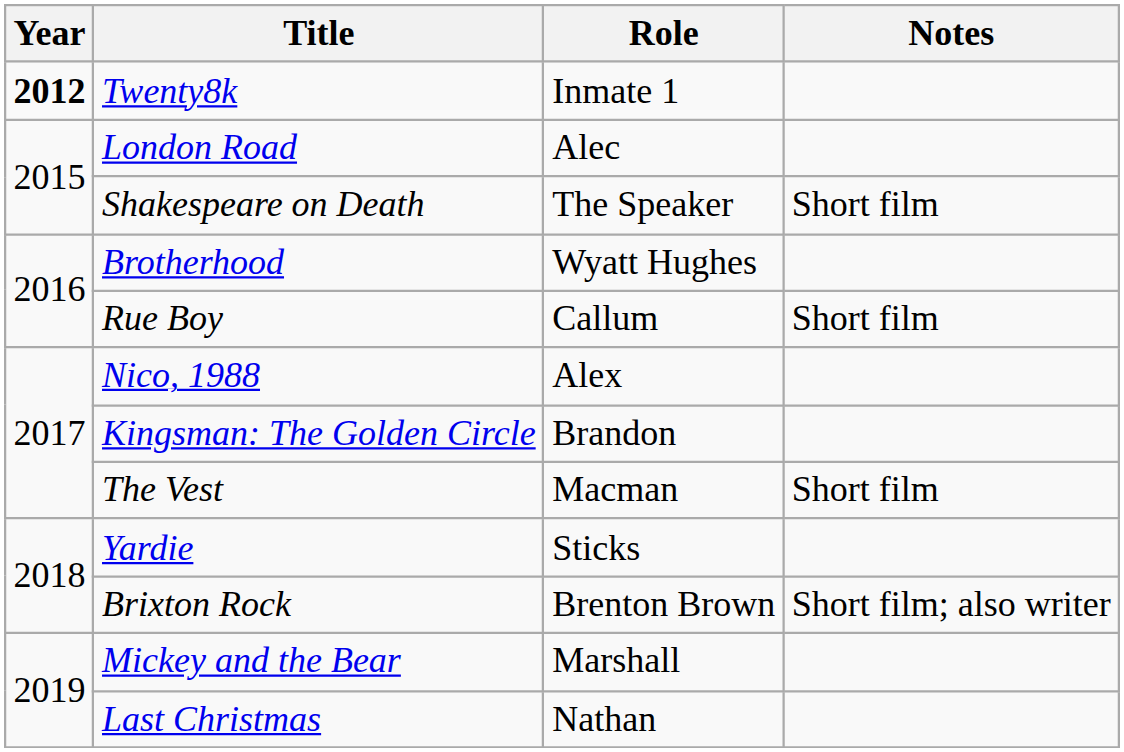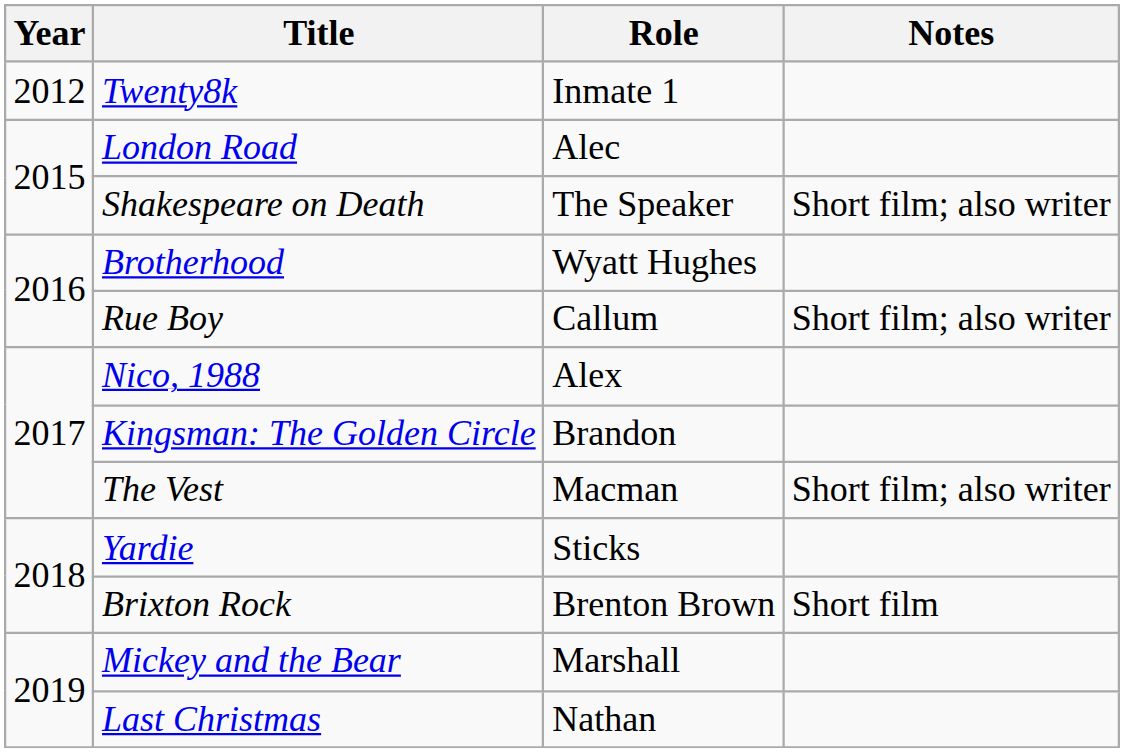(49, 90) bold -> (49, 90) normal
(865, 204) Short film -> (951, 204) Short film; also writer
(865, 318) Short film -> (951, 318) Short film; also writer
(865, 489) Short film -> (951, 489) Short film; also writer
(951, 603) Short film; also writer -> (865, 603) Short film
